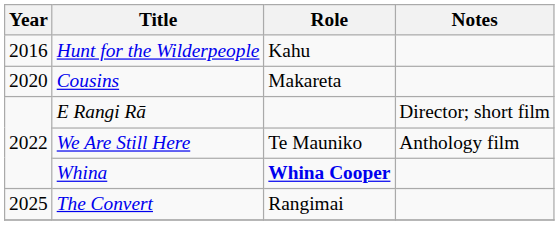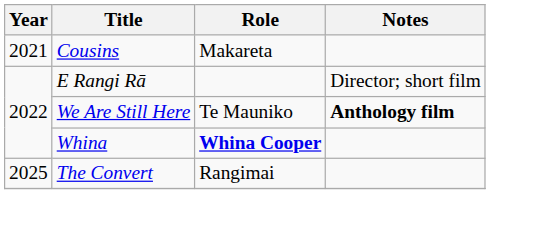- row: (158, 50)
(28, 81) 2020 -> (28, 50) 2021
(459, 142) normal -> (392, 111) bold
